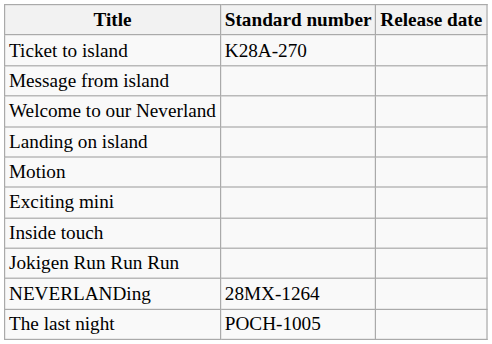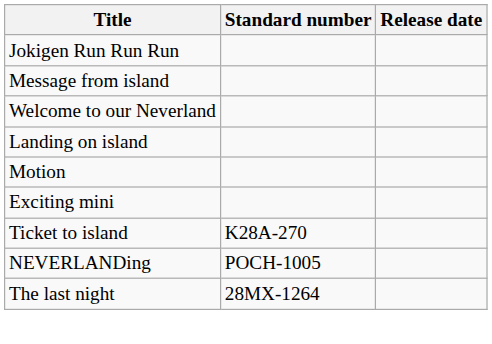rows swapped: (68, 50) <-> (94, 263)
- row: (56, 232)
(272, 293) 28MX-1264 -> (273, 263) POCH-1005
(273, 324) POCH-1005 -> (272, 293) 28MX-1264
